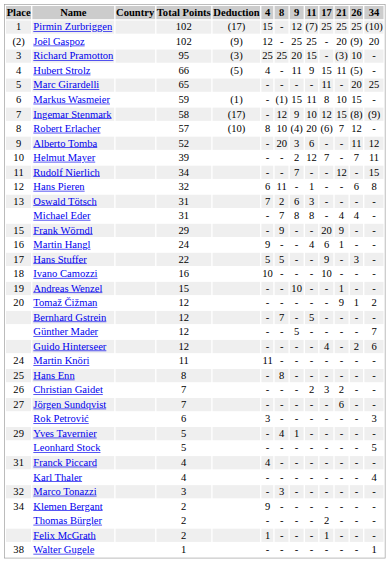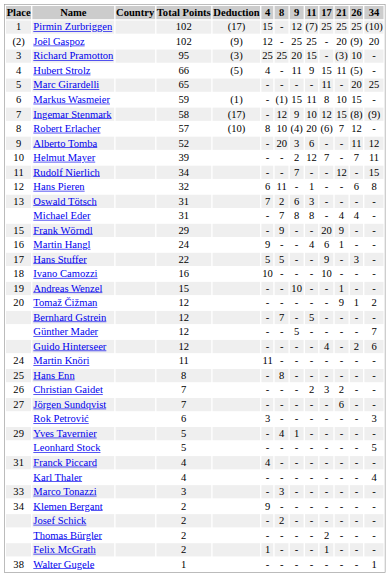(19, 491) 32 -> (19, 491) 33
+ row: (60, 520)
